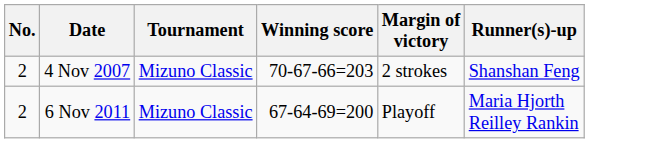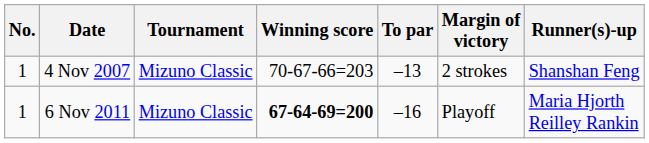+ column: (408, 30)
(22, 71) 2 -> (22, 71) 1
(22, 112) 2 -> (22, 112) 1
(321, 112) normal -> (321, 112) bold
